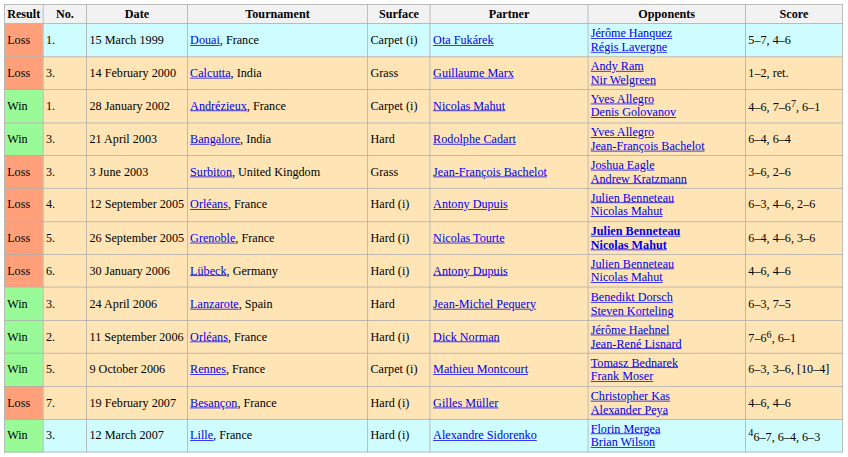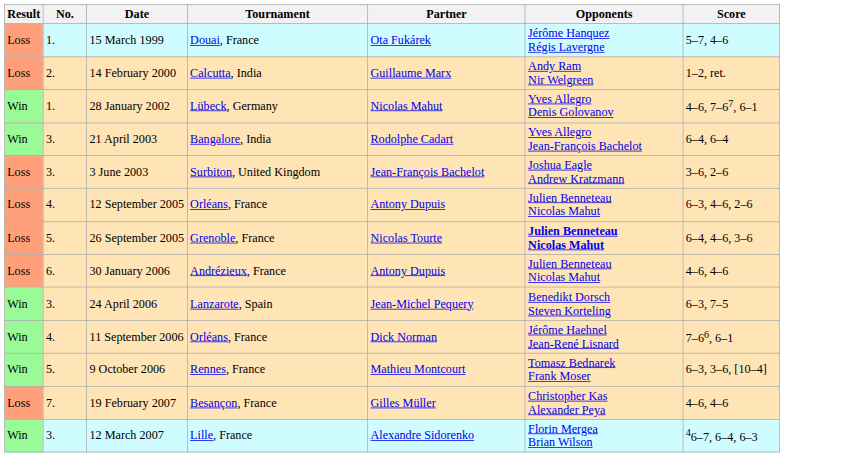- column: (399, 14)
(50, 73) 3. -> (50, 73) 2.
(238, 106) Andrézieux, France -> (234, 106) Lübeck, Germany
(234, 271) Lübeck, Germany -> (238, 271) Andrézieux, France
(50, 336) 2. -> (50, 336) 4.
